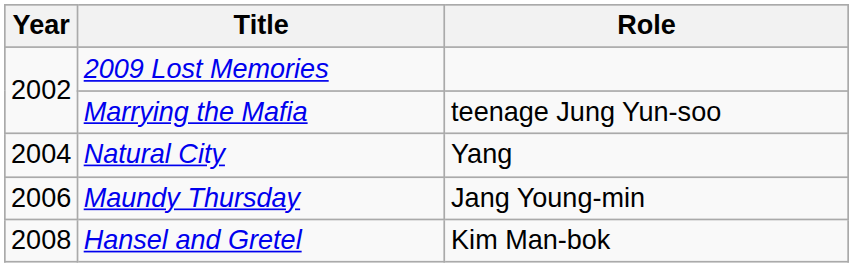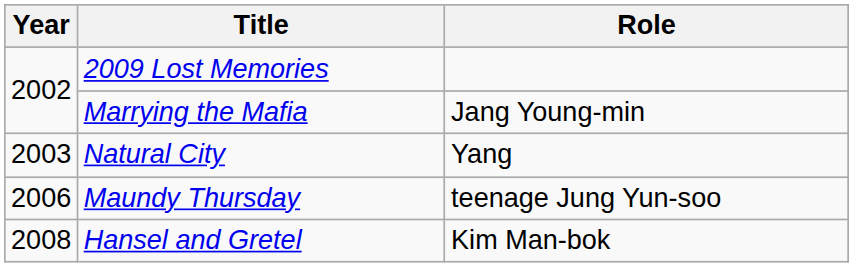(586, 111) teenage Jung Yun-soo -> (548, 111) Jang Young-min
(41, 154) 2004 -> (41, 154) 2003
(548, 197) Jang Young-min -> (586, 197) teenage Jung Yun-soo
